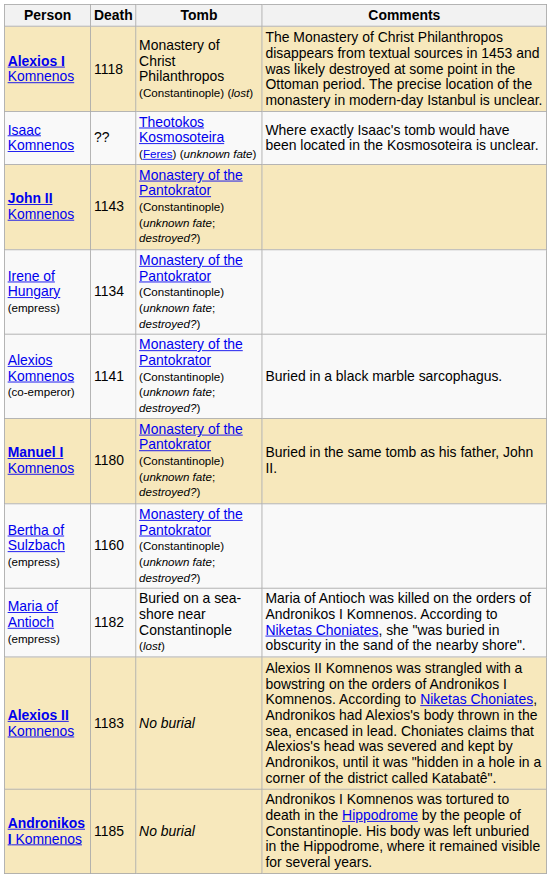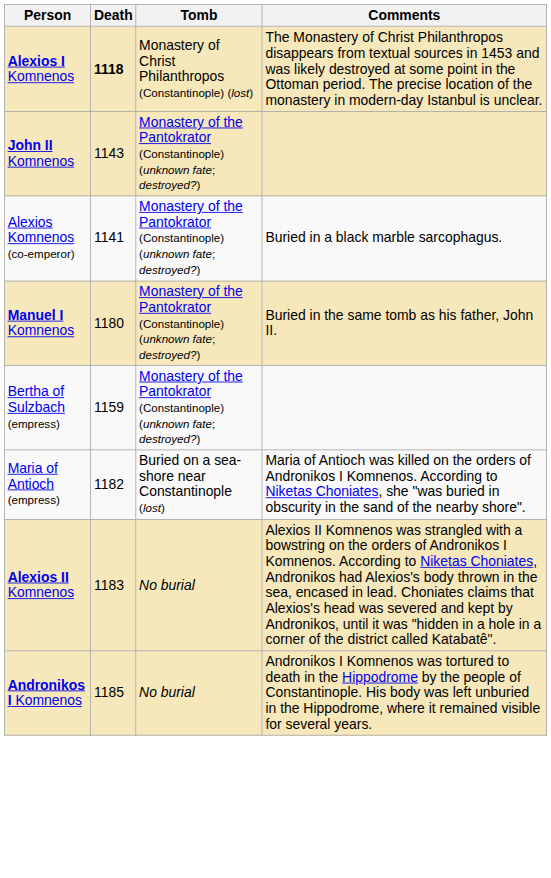(108, 68) normal -> (109, 68) bold
- row: (41, 137)
- row: (34, 291)
(109, 545) 1160 -> (109, 407) 1159
